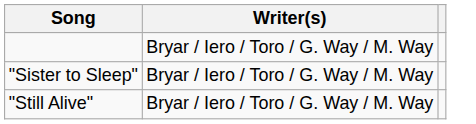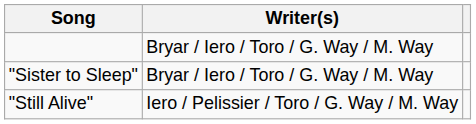(290, 103) Bryar / Iero / Toro / G. Way / M. Way -> (302, 103) Iero / Pelissier / Toro / G. Way / M. Way
